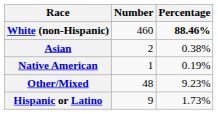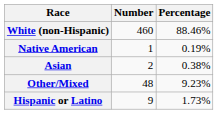(192, 30) bold -> (193, 30) normal
rows swapped: (58, 65) <-> (58, 48)
